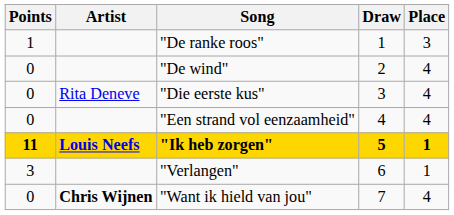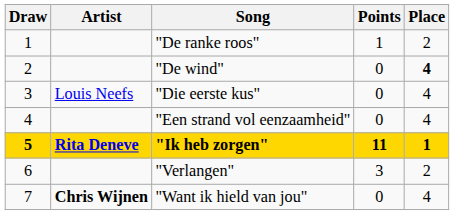columns swapped: (382, 17) <-> (30, 17)
(427, 42) 3 -> (427, 42) 2
(427, 68) normal -> (427, 68) bold
(99, 94) Rita Deneve -> (94, 94) Louis Neefs
(99, 145) Louis Neefs -> (97, 145) Rita Deneve
(427, 171) 1 -> (427, 171) 2
